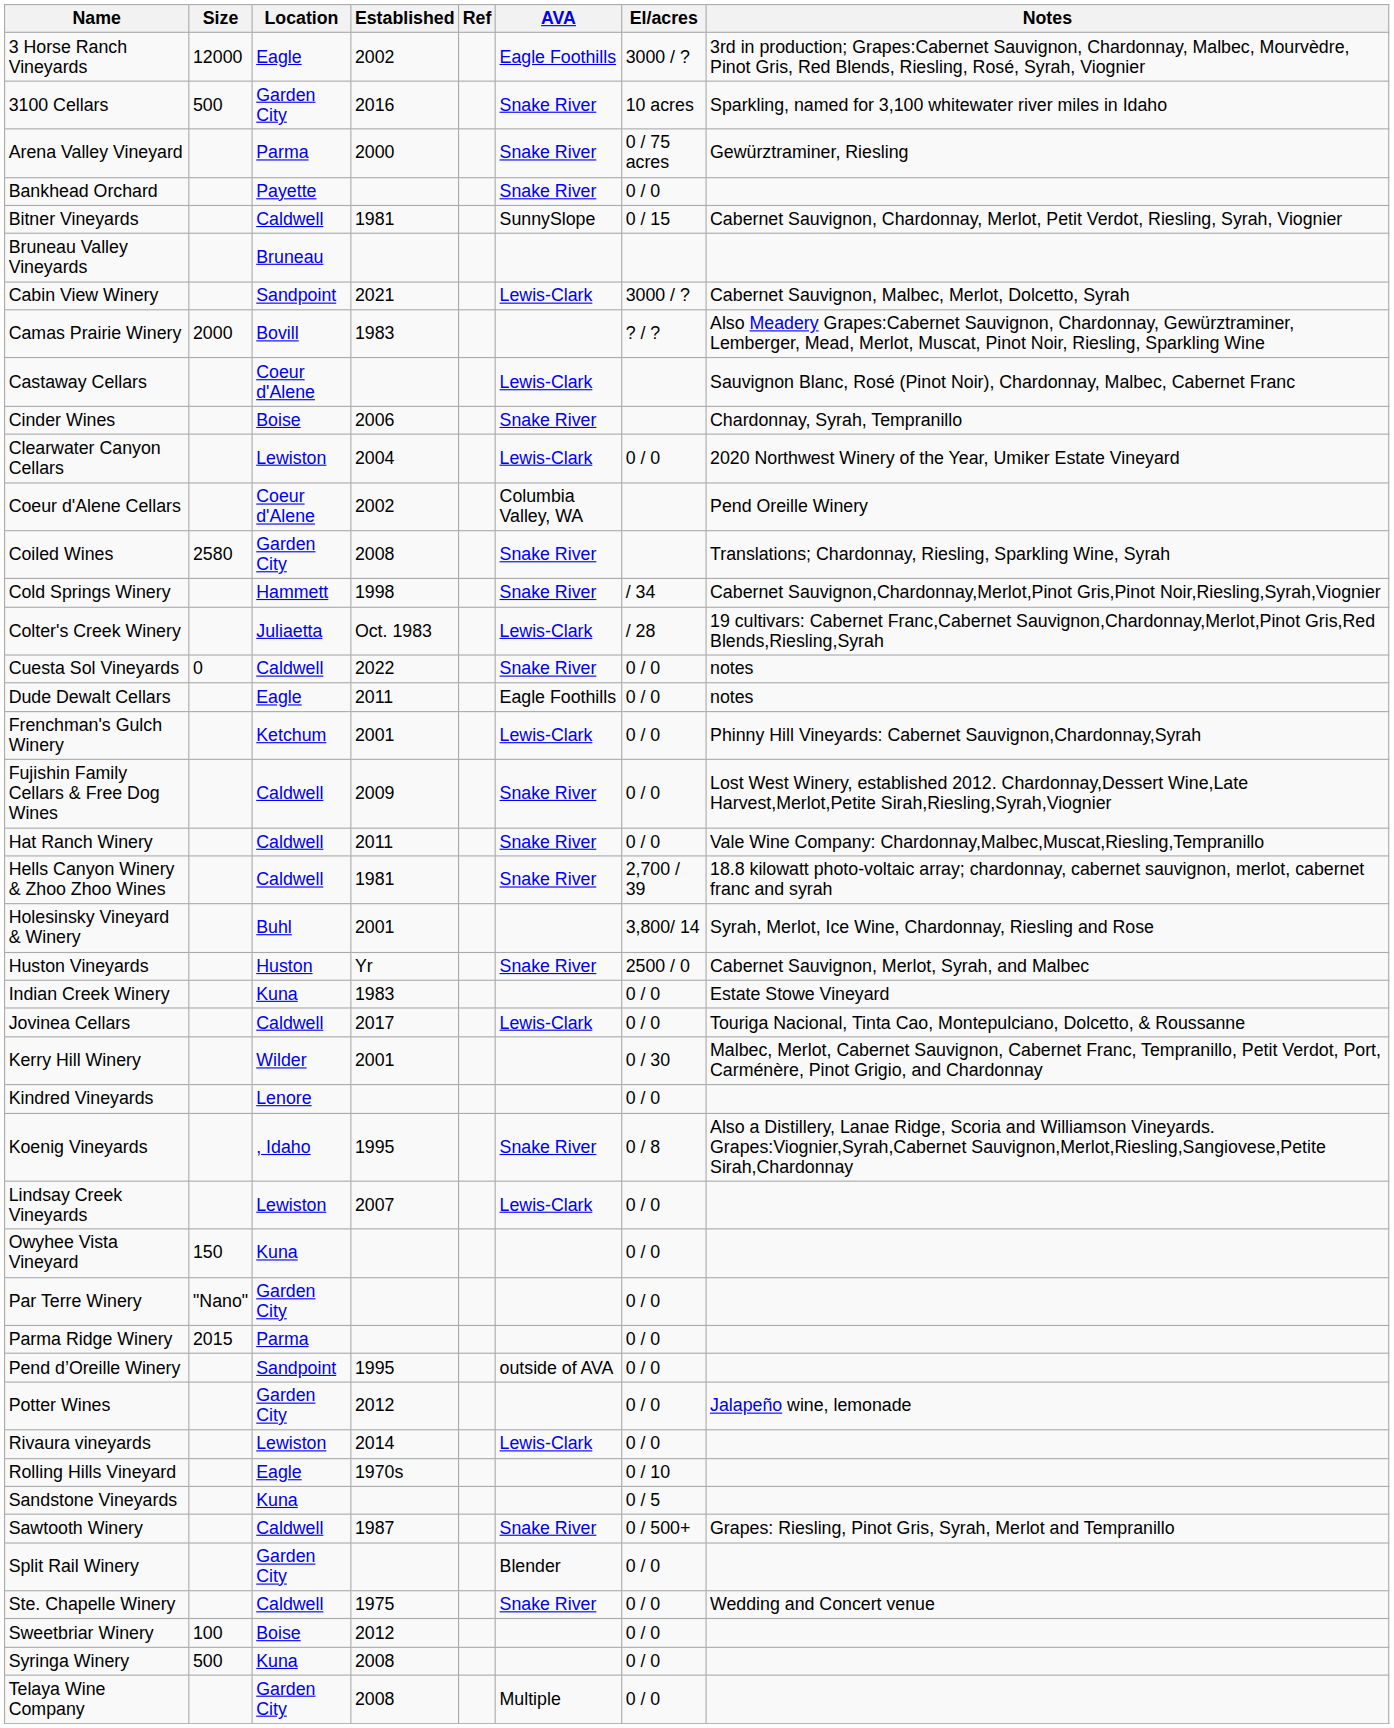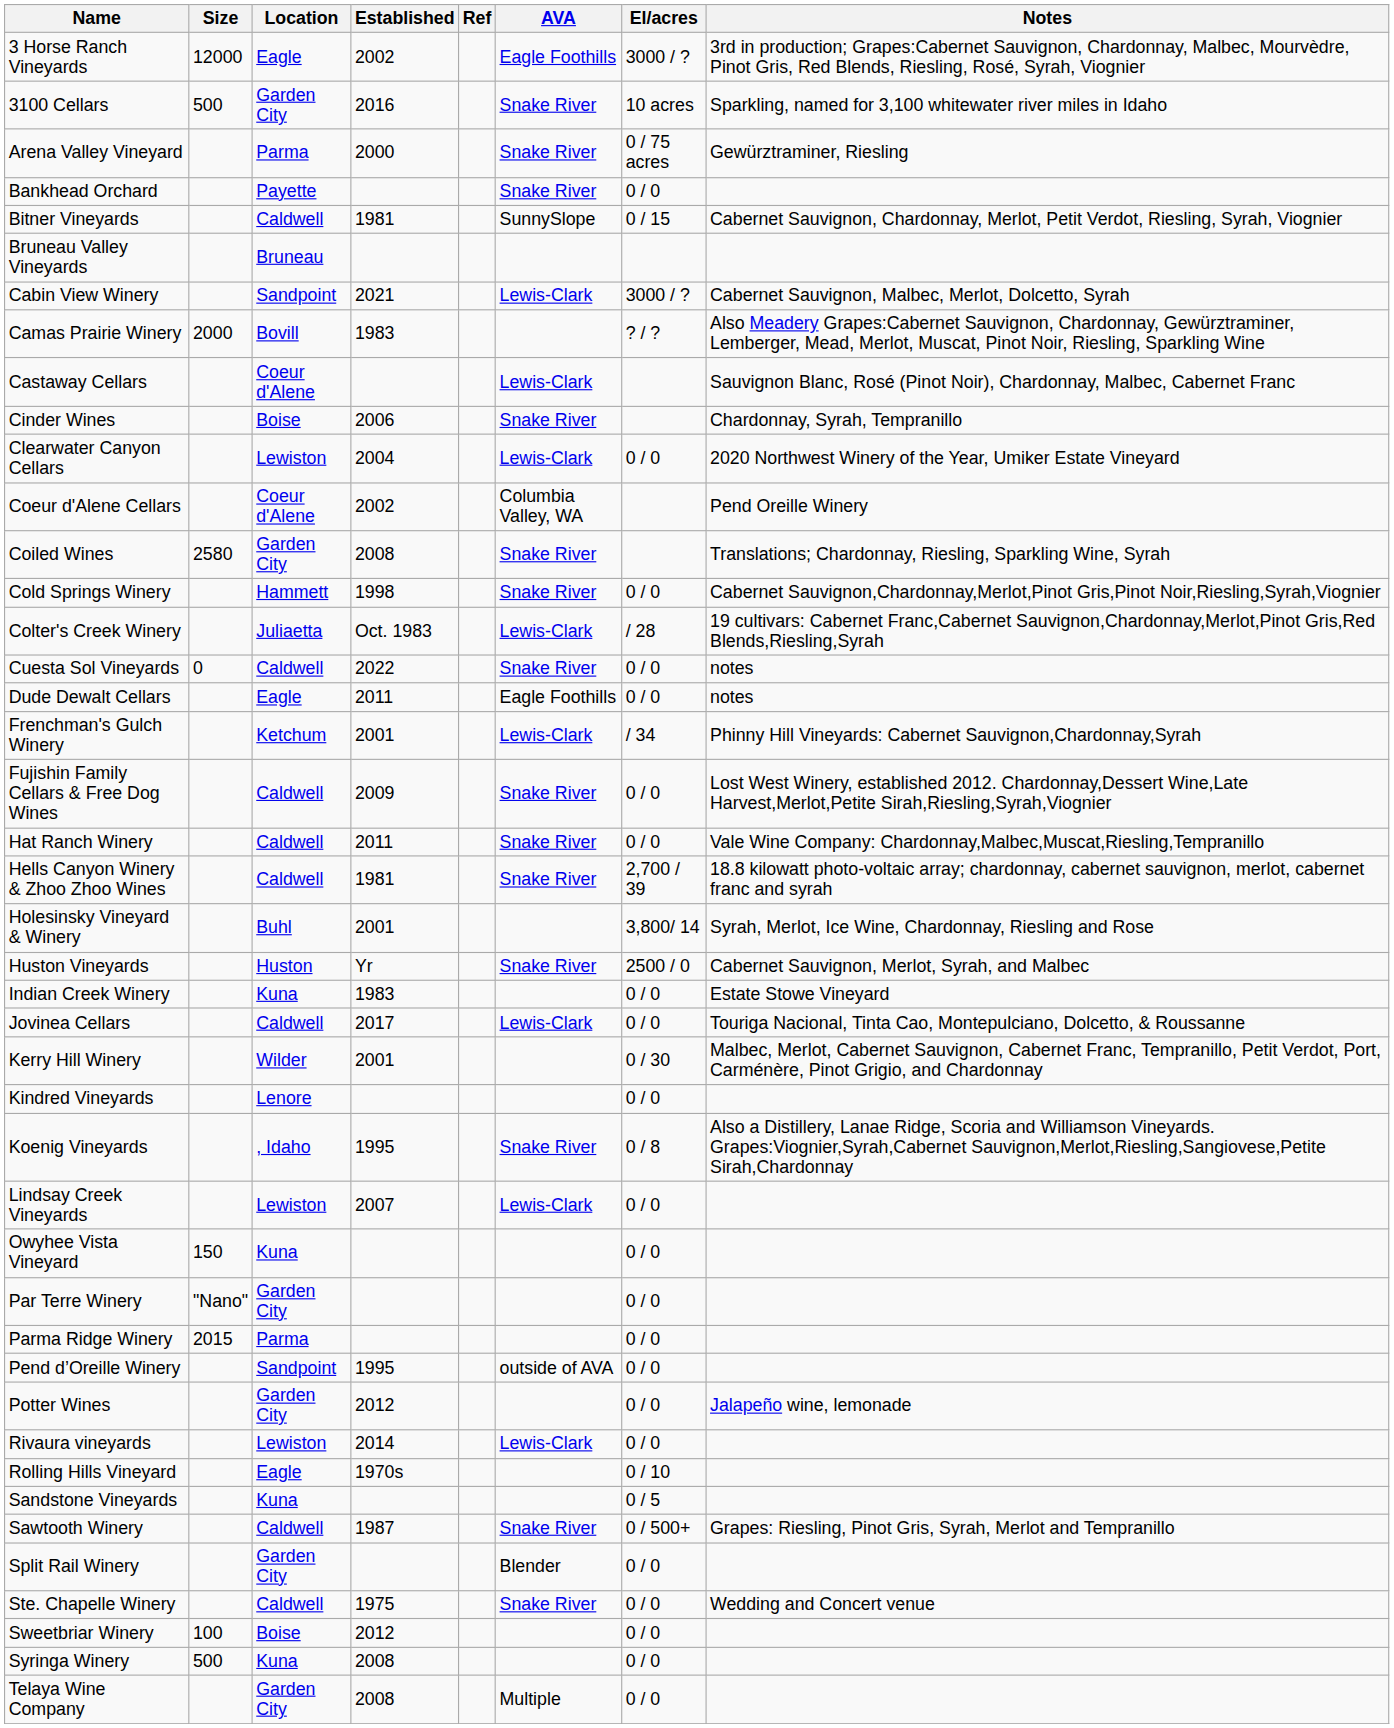(640, 592) / 34 -> (643, 592) 0 / 0
(643, 735) 0 / 0 -> (640, 735) / 34
